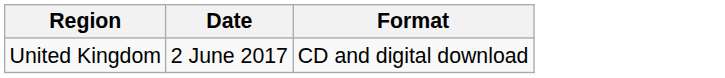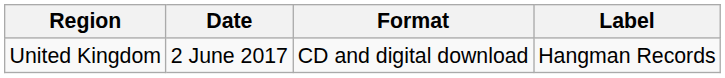+ column: (627, 21)
